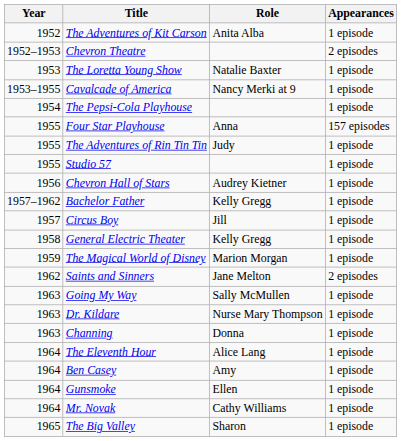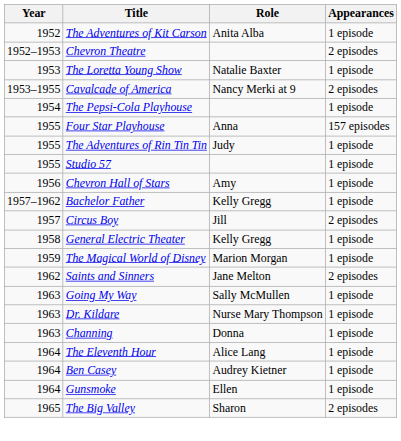(351, 88) 1 episode -> (353, 88) 2 episodes
(249, 182) Audrey Kietner -> (224, 182) Amy
(351, 220) 1 episode -> (353, 220) 2 episodes
(224, 370) Amy -> (249, 370) Audrey Kietner
- row: (90, 408)
(351, 426) 1 episode -> (353, 408) 2 episodes
